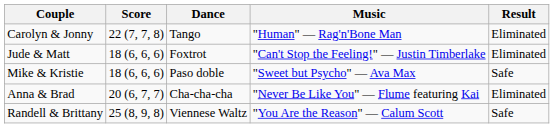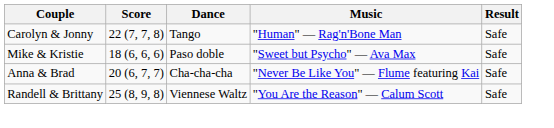(519, 34) Eliminated -> (496, 34) Safe
- row: (38, 53)
(519, 93) Eliminated -> (496, 73) Safe
